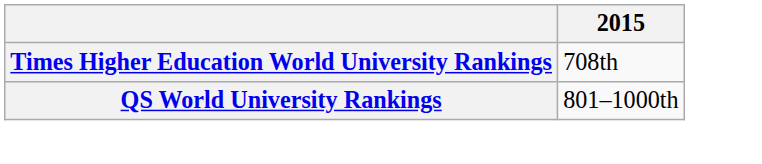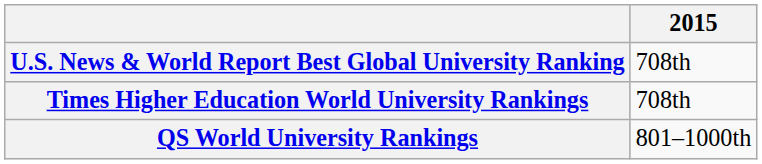+ row: (317, 61)
